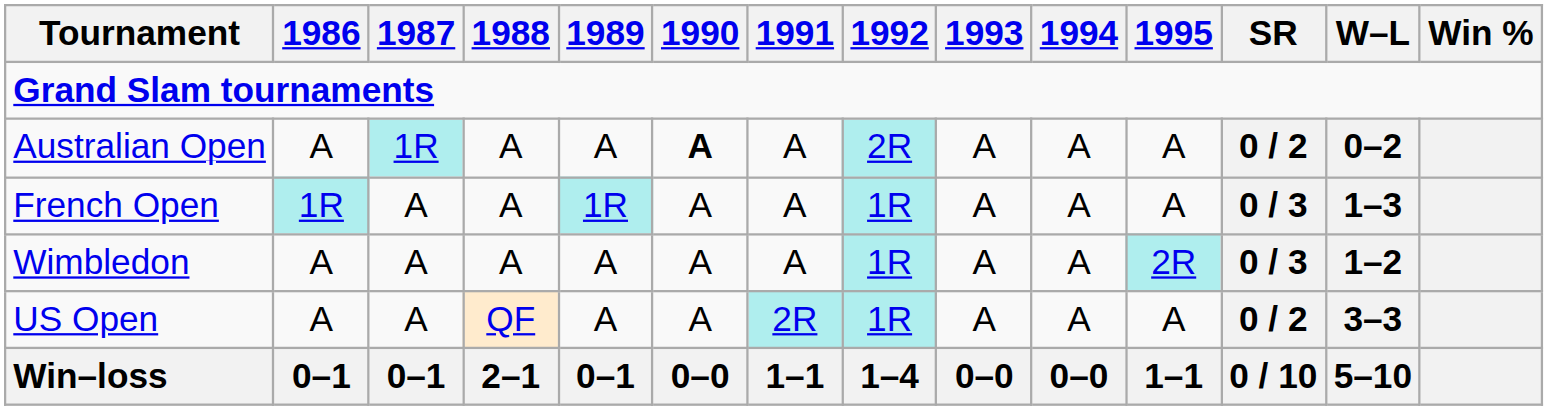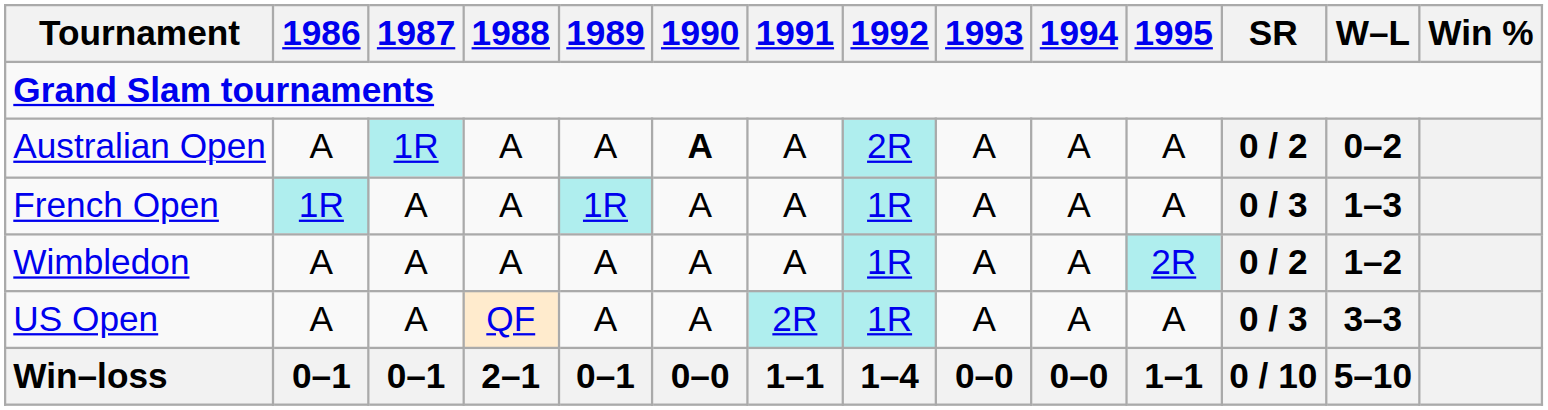(1273, 261) 0 / 3 -> (1273, 261) 0 / 2
(1273, 318) 0 / 2 -> (1273, 318) 0 / 3
